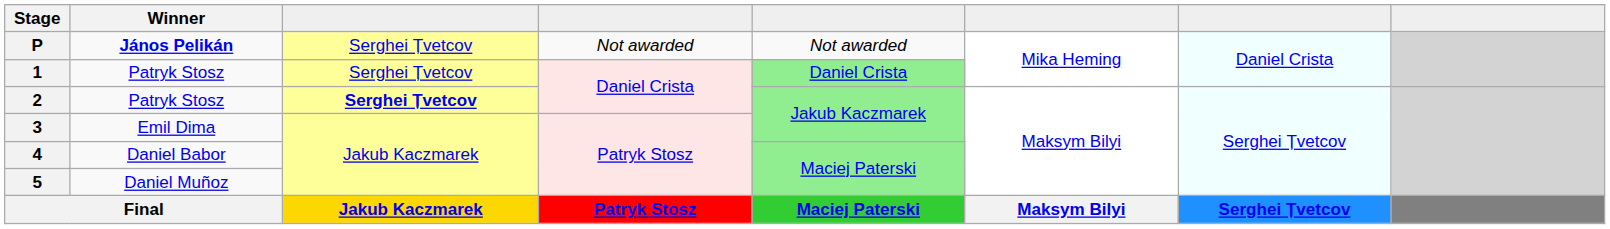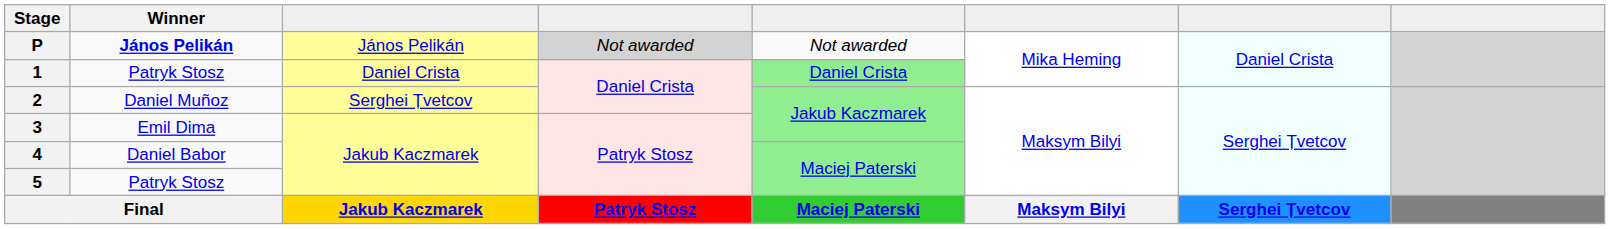(411, 46) Serghei Țvetcov -> (411, 46) János Pelikán
(645, 46) no background -> (645, 46) lightgrey background
(411, 73) Serghei Țvetcov -> (411, 73) Daniel Crista
(176, 100) Patryk Stosz -> (176, 100) Daniel Muñoz
(411, 100) bold -> (411, 100) normal
(176, 182) Daniel Muñoz -> (176, 182) Patryk Stosz
